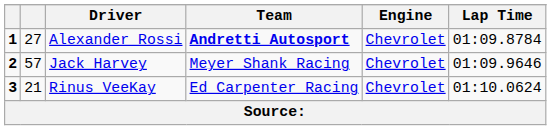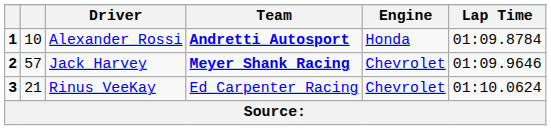(33, 41) 27 -> (33, 41) 10
(406, 41) Chevrolet -> (388, 41) Honda
(270, 65) normal -> (270, 65) bold
